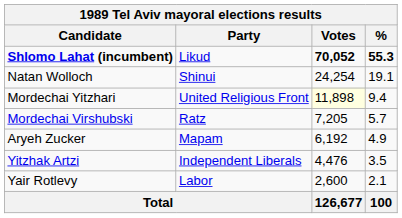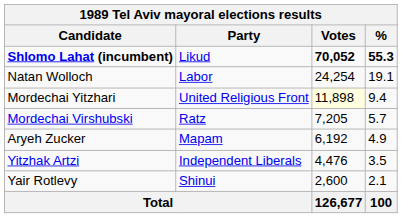(197, 77) Shinui -> (196, 77) Labor
(196, 181) Labor -> (197, 181) Shinui
